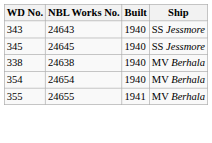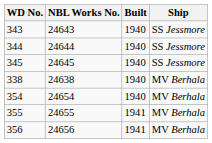+ row: (15, 46)
+ row: (15, 130)
